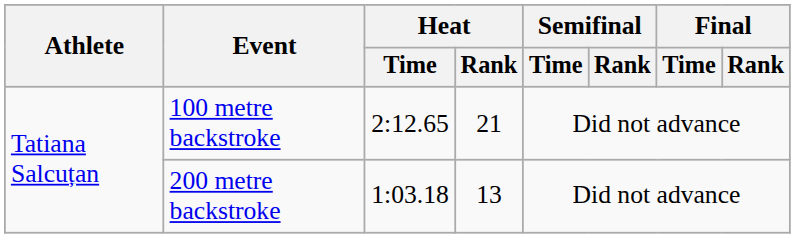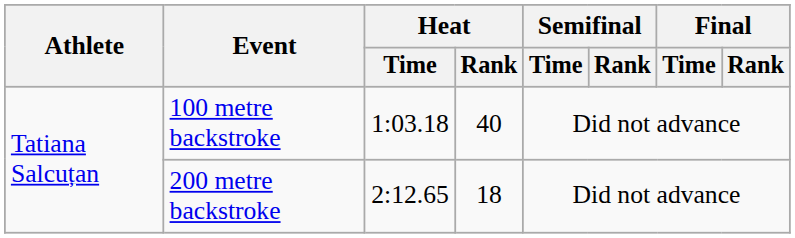(410, 123) 2:12.65 -> (410, 123) 1:03.18
(489, 123) 21 -> (489, 123) 40
(410, 195) 1:03.18 -> (410, 195) 2:12.65
(489, 195) 13 -> (489, 195) 18
